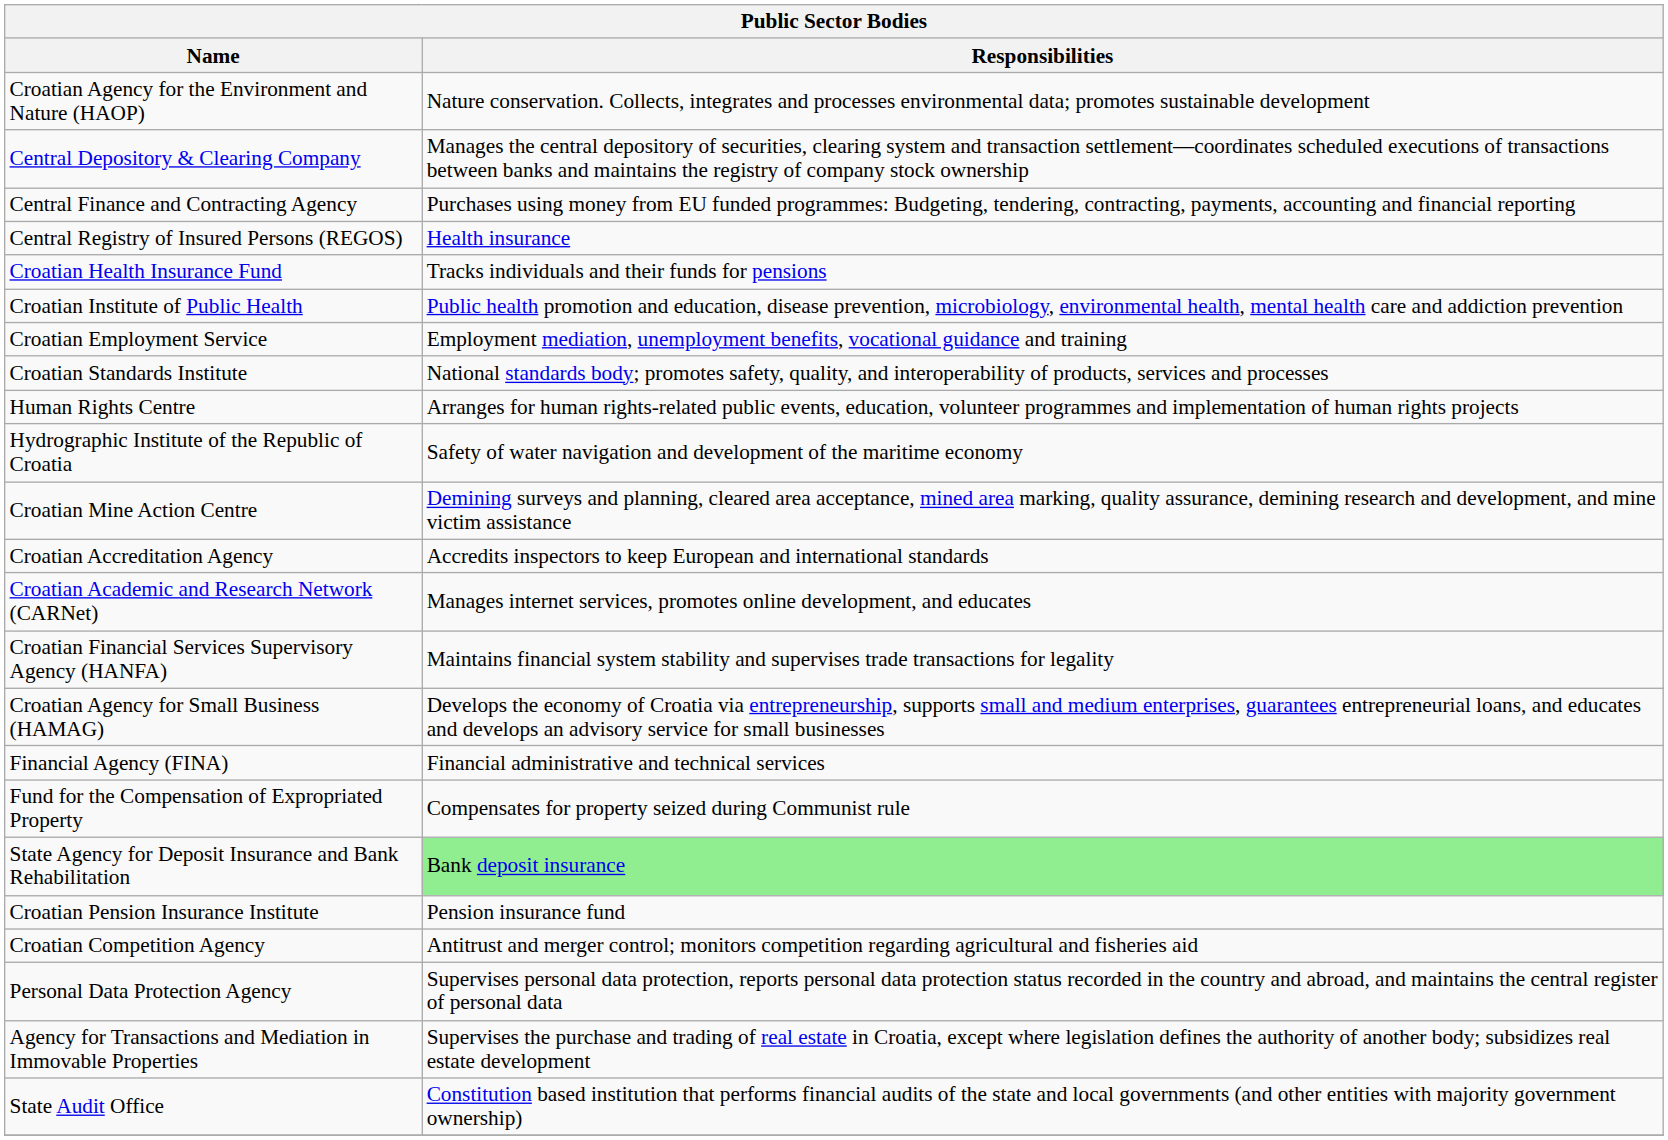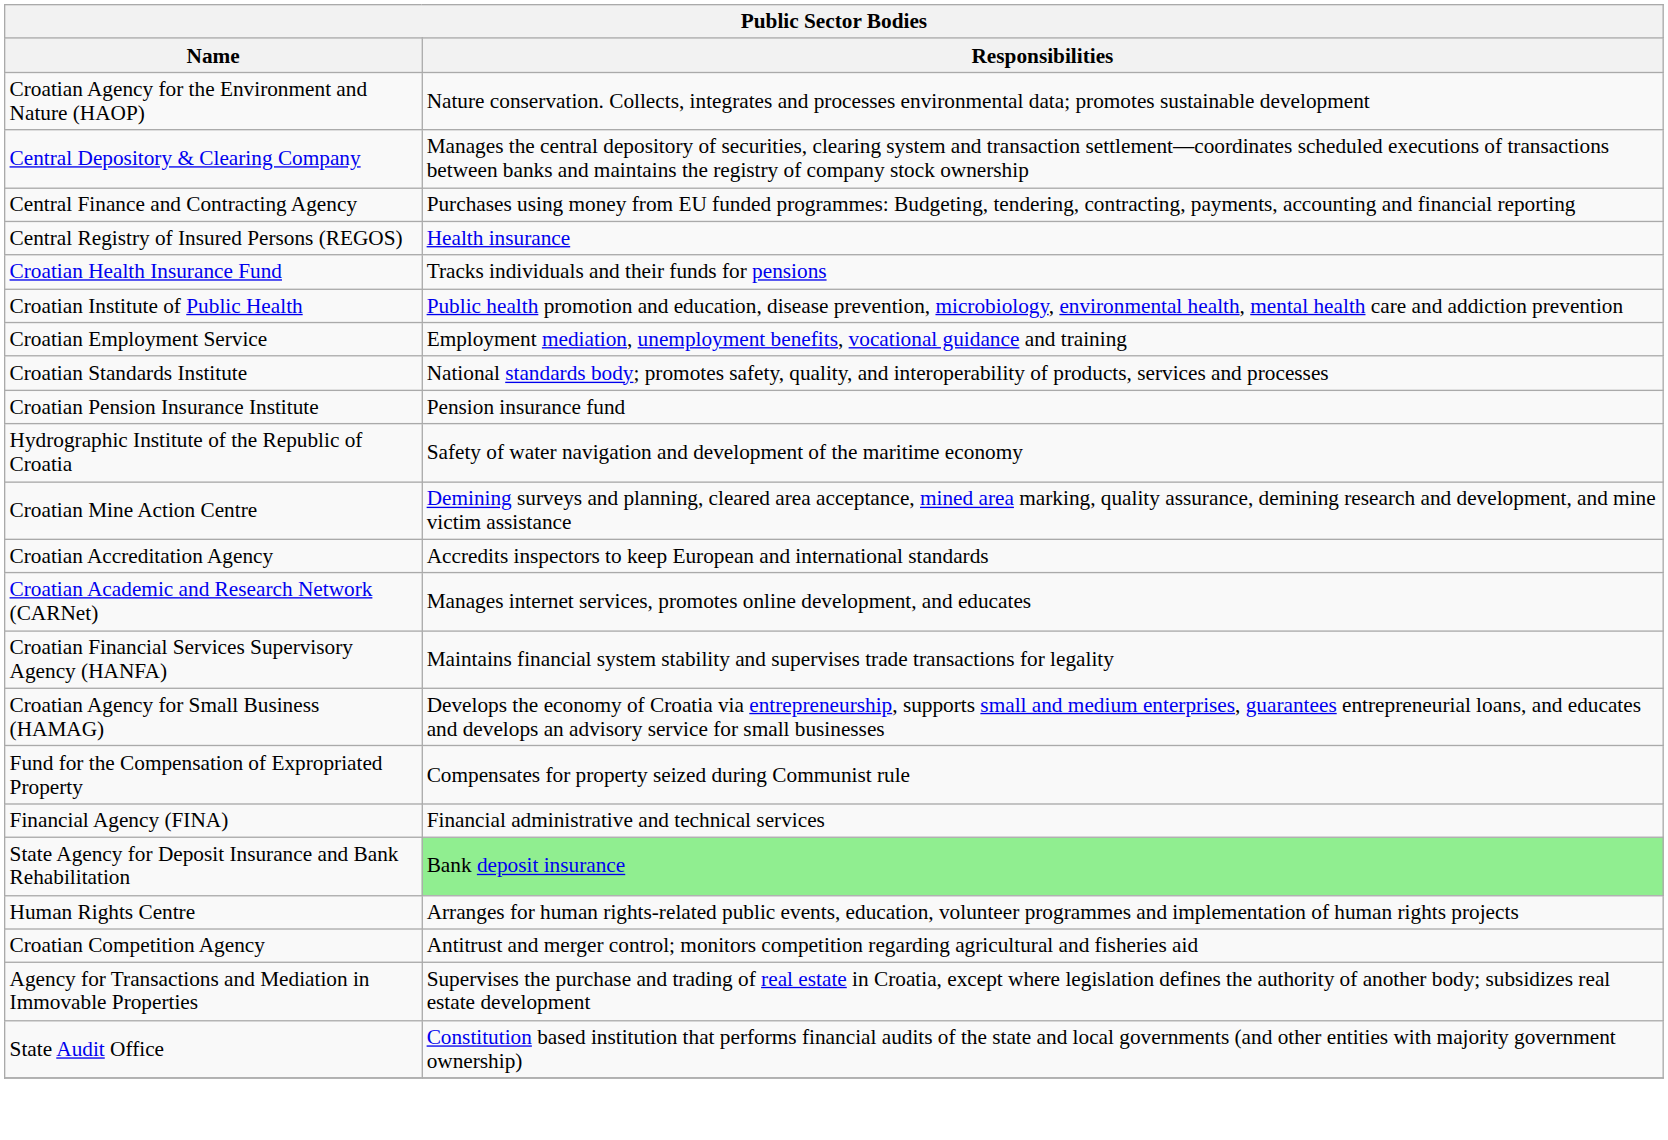rows swapped: (164, 911) <-> (102, 406)
rows swapped: (196, 808) <-> (119, 762)
- row: (151, 991)
